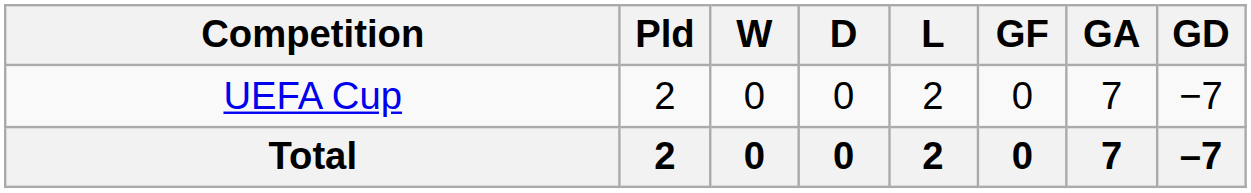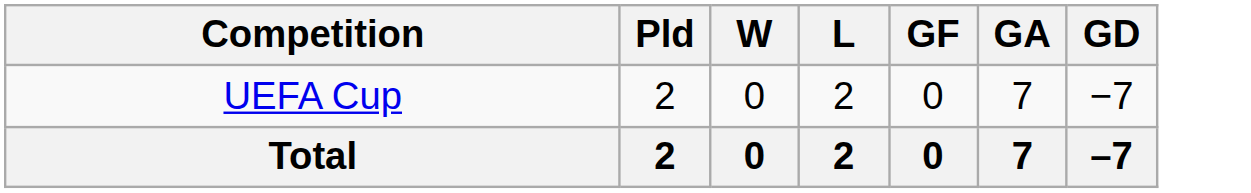- column: (844, 34)
